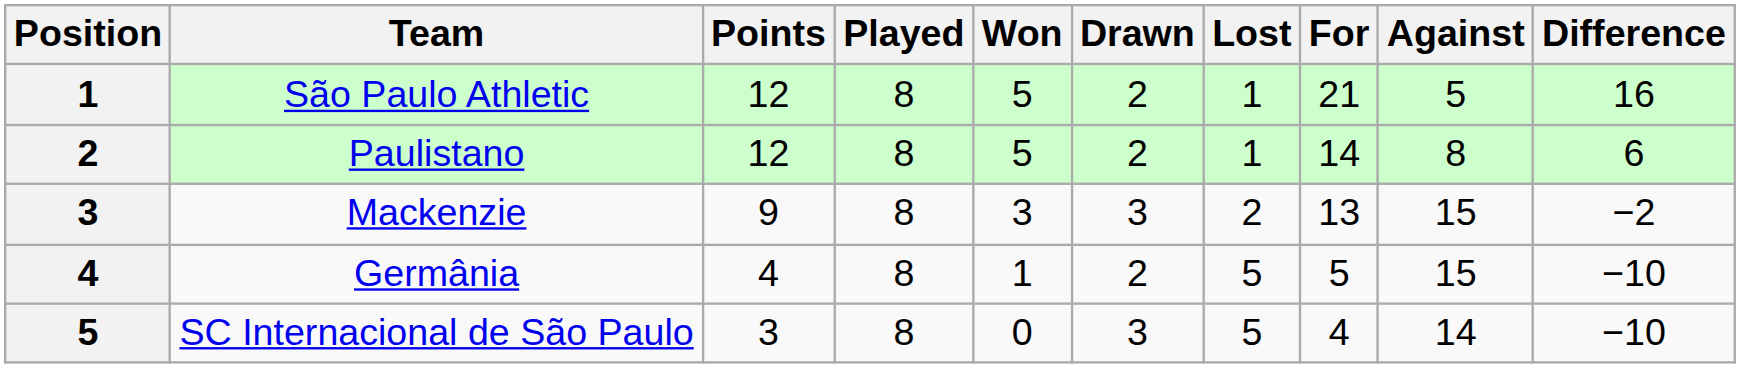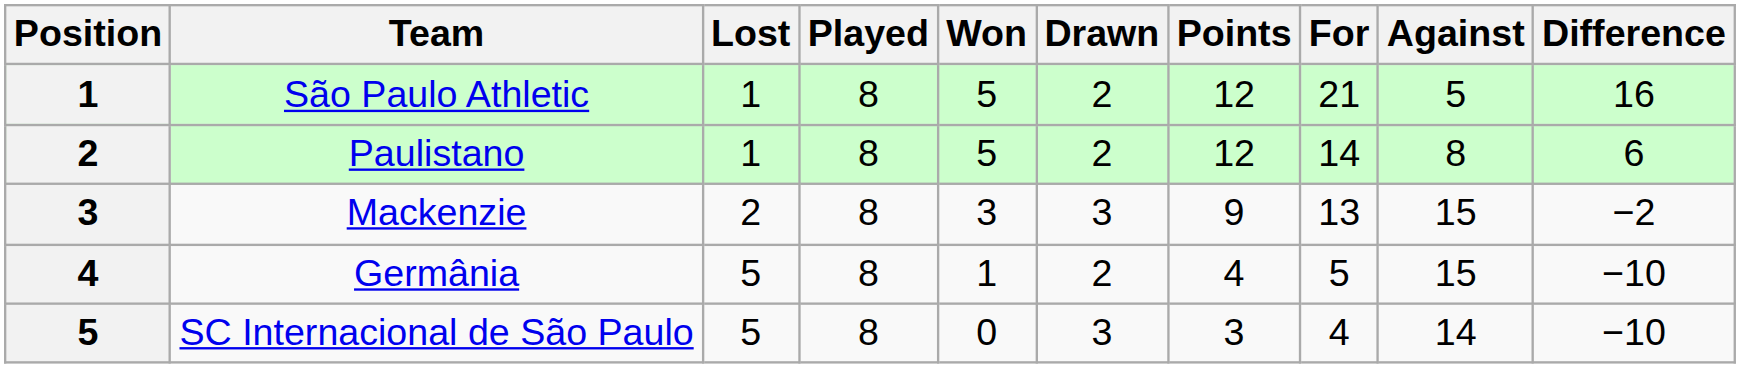columns swapped: (768, 34) <-> (1252, 34)
